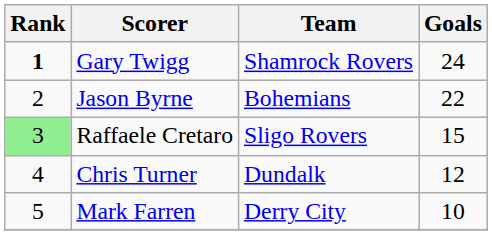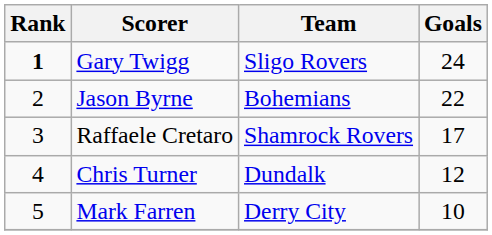(329, 60) Shamrock Rovers -> (306, 60) Sligo Rovers
(38, 135) lightgreen background -> (38, 135) no background
(306, 135) Sligo Rovers -> (329, 135) Shamrock Rovers
(453, 135) 15 -> (453, 135) 17
